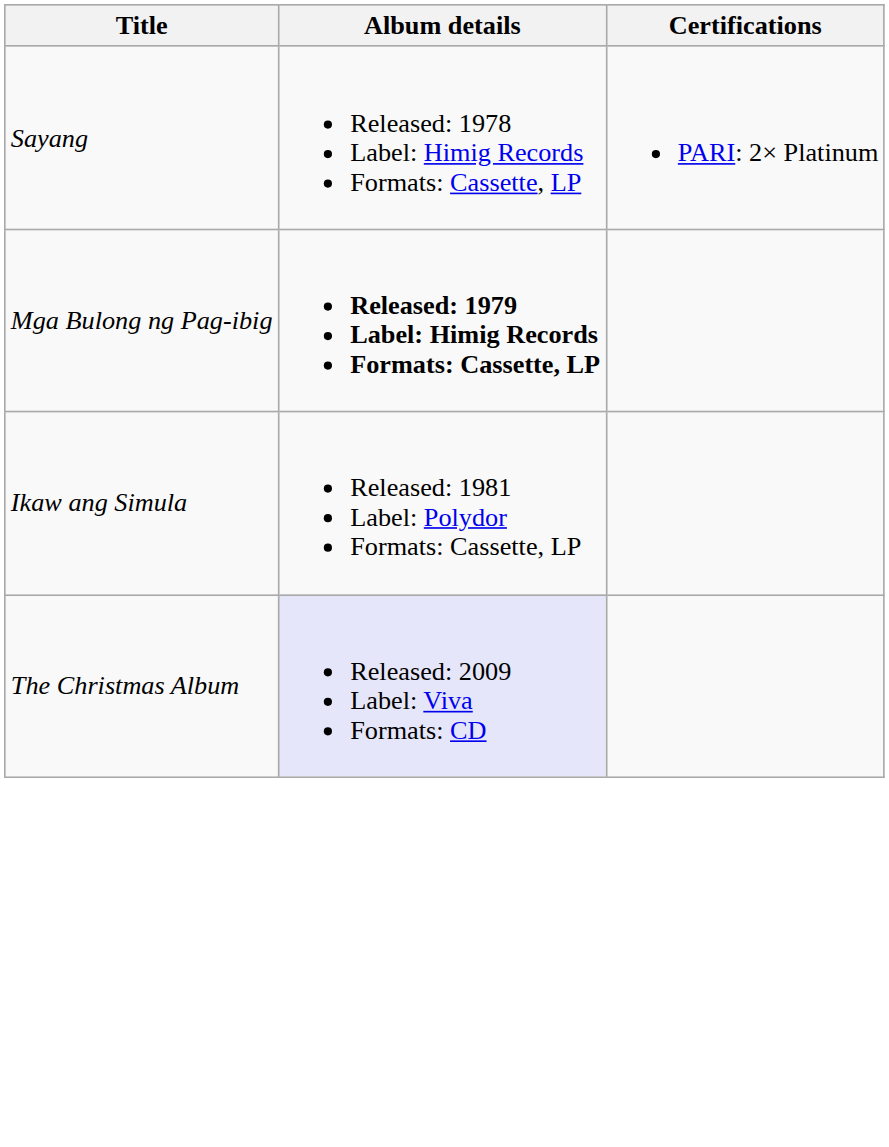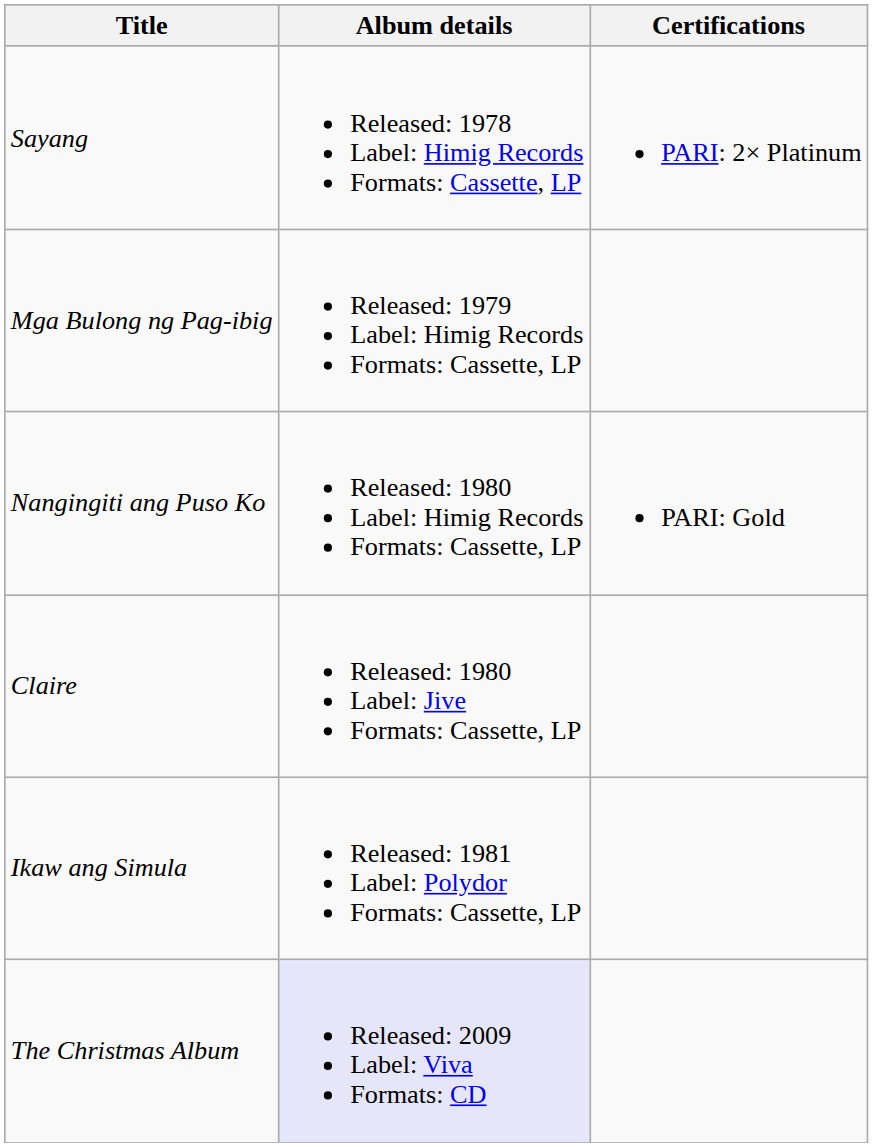(442, 335) bold -> (434, 335) normal
+ row: (138, 502)
+ row: (44, 685)
